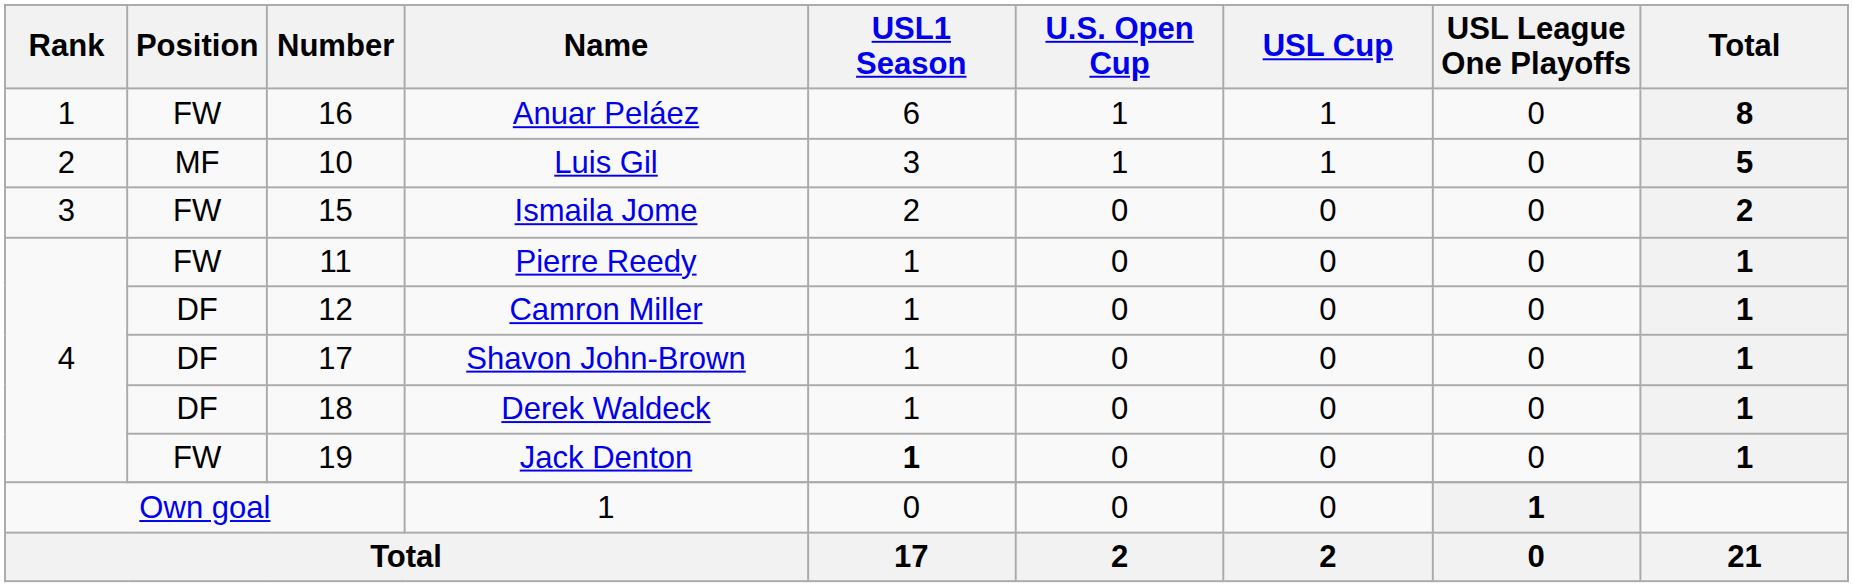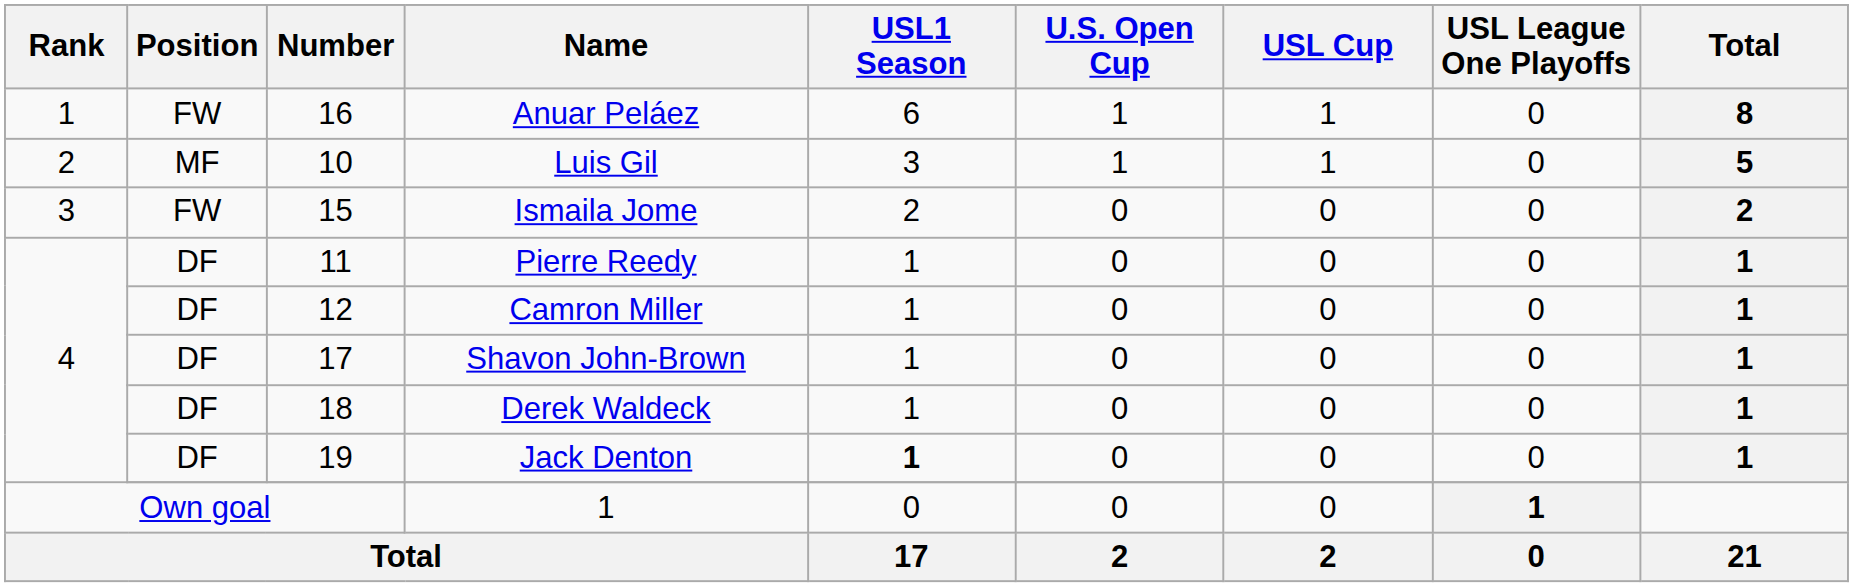(197, 260) FW -> (197, 260) DF
(197, 457) FW -> (197, 457) DF
